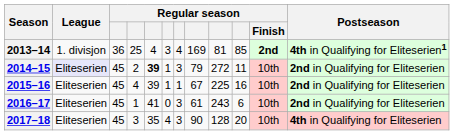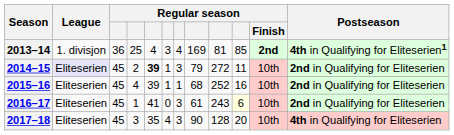(197, 86) 67 -> (197, 86) 68
(220, 86) 225 -> (220, 86) 252
(241, 103) no background -> (241, 103) lightyellow background
